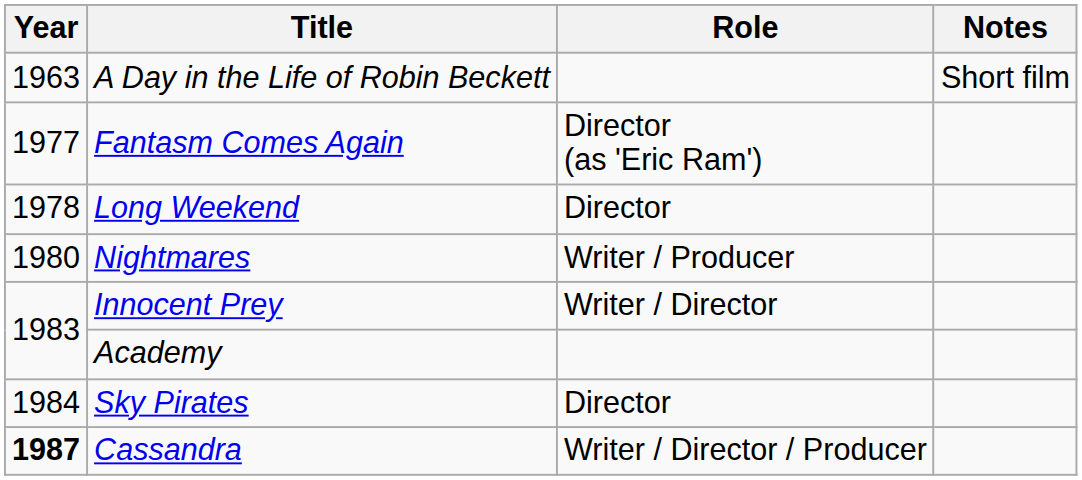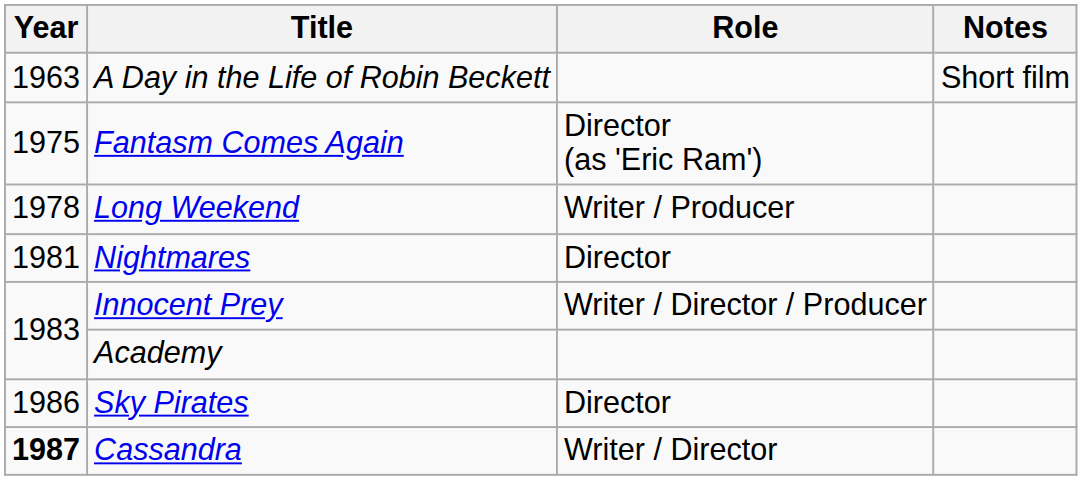(46, 142) 1977 -> (46, 142) 1975
(617, 208) Director -> (679, 208) Writer / Producer
(46, 256) 1980 -> (46, 256) 1981
(679, 256) Writer / Producer -> (617, 256) Director
(671, 305) Writer / Director -> (745, 305) Writer / Director / Producer
(46, 402) 1984 -> (46, 402) 1986
(745, 450) Writer / Director / Producer -> (671, 450) Writer / Director
